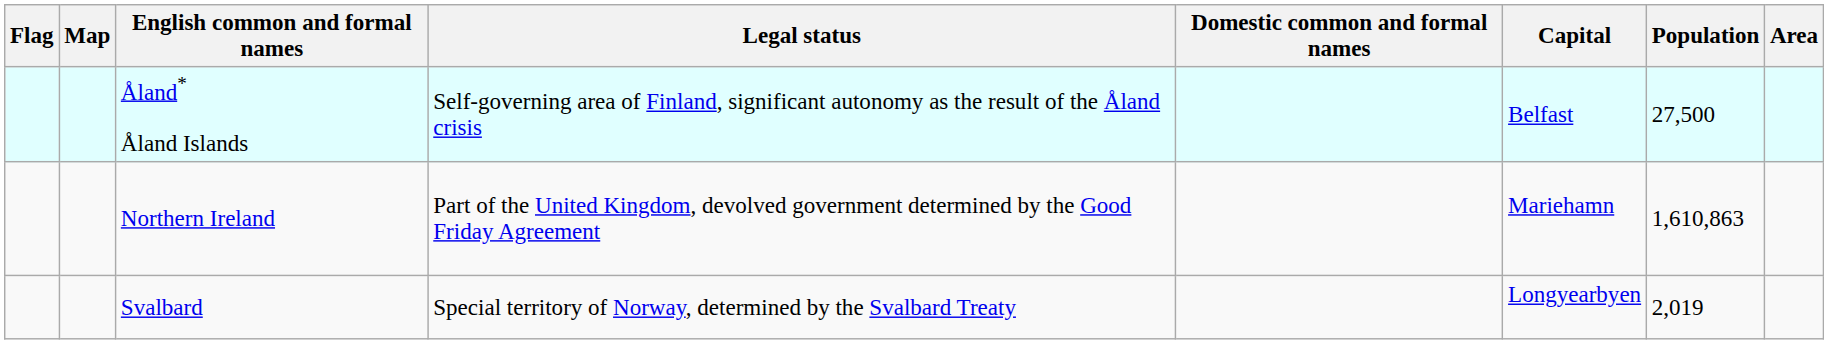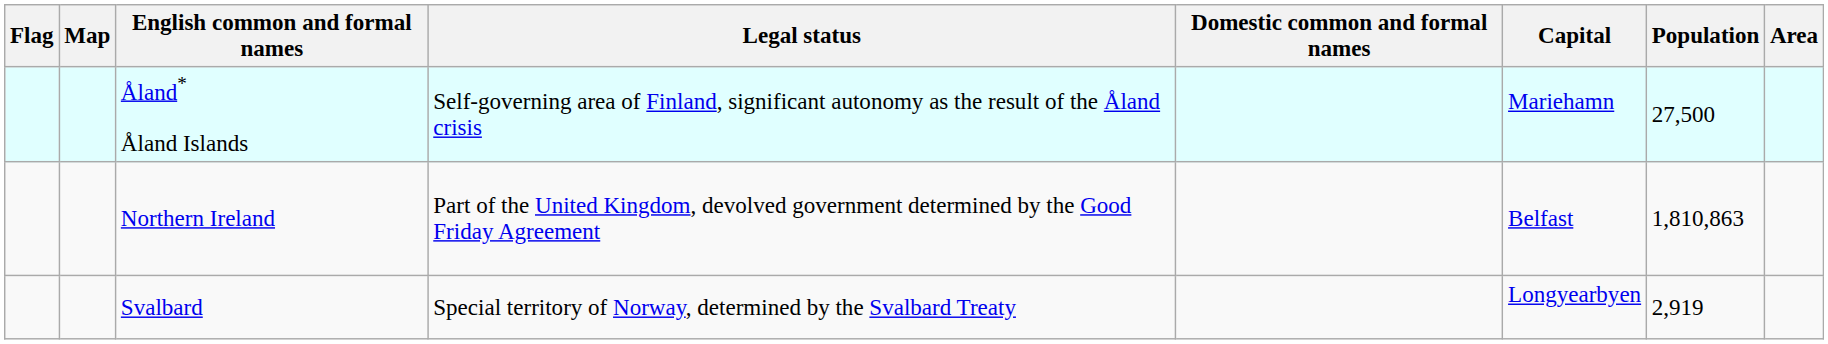(1541, 114) Belfast -> (1561, 101) Mariehamn
(1561, 205) Mariehamn -> (1541, 218) Belfast
(1698, 218) 1,610,863 -> (1698, 218) 1,810,863
(1678, 307) 2,019 -> (1678, 307) 2,919
